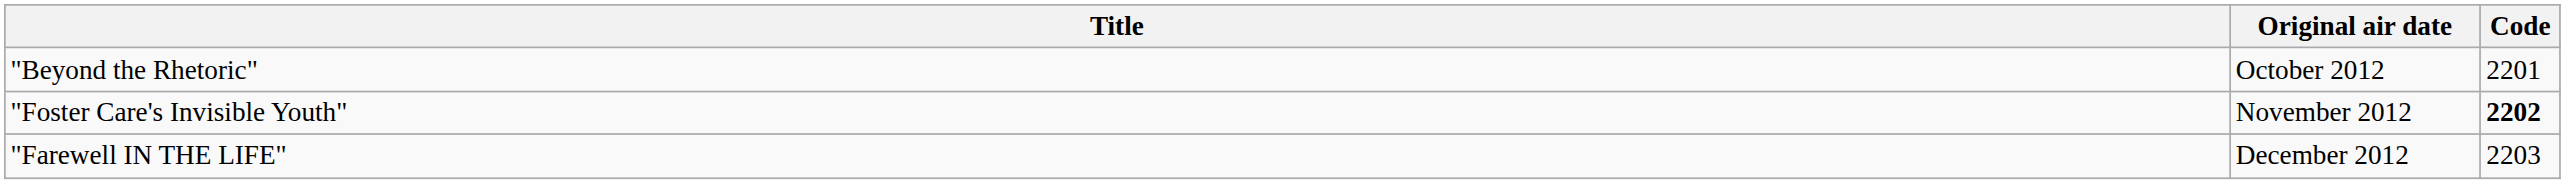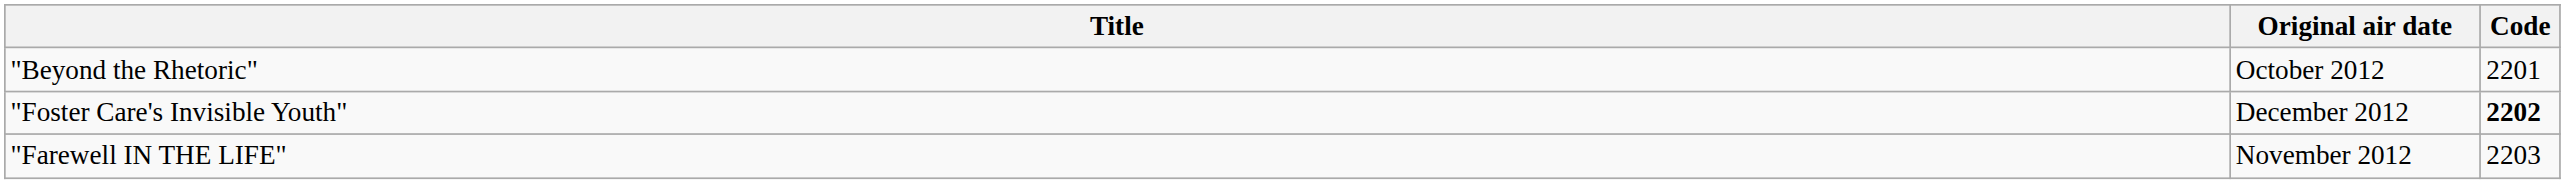(2324, 112) November 2012 -> (2322, 112) December 2012
(2322, 155) December 2012 -> (2324, 155) November 2012
